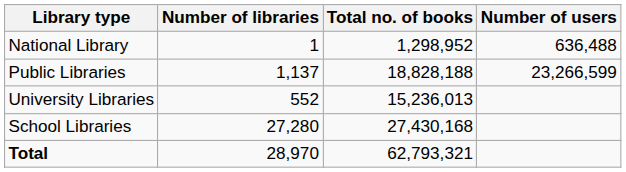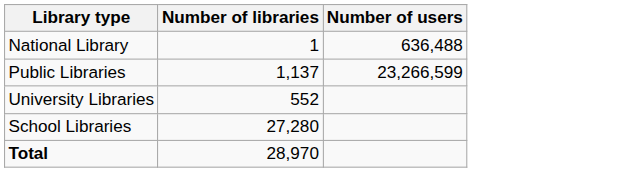- column: (400, 18)
